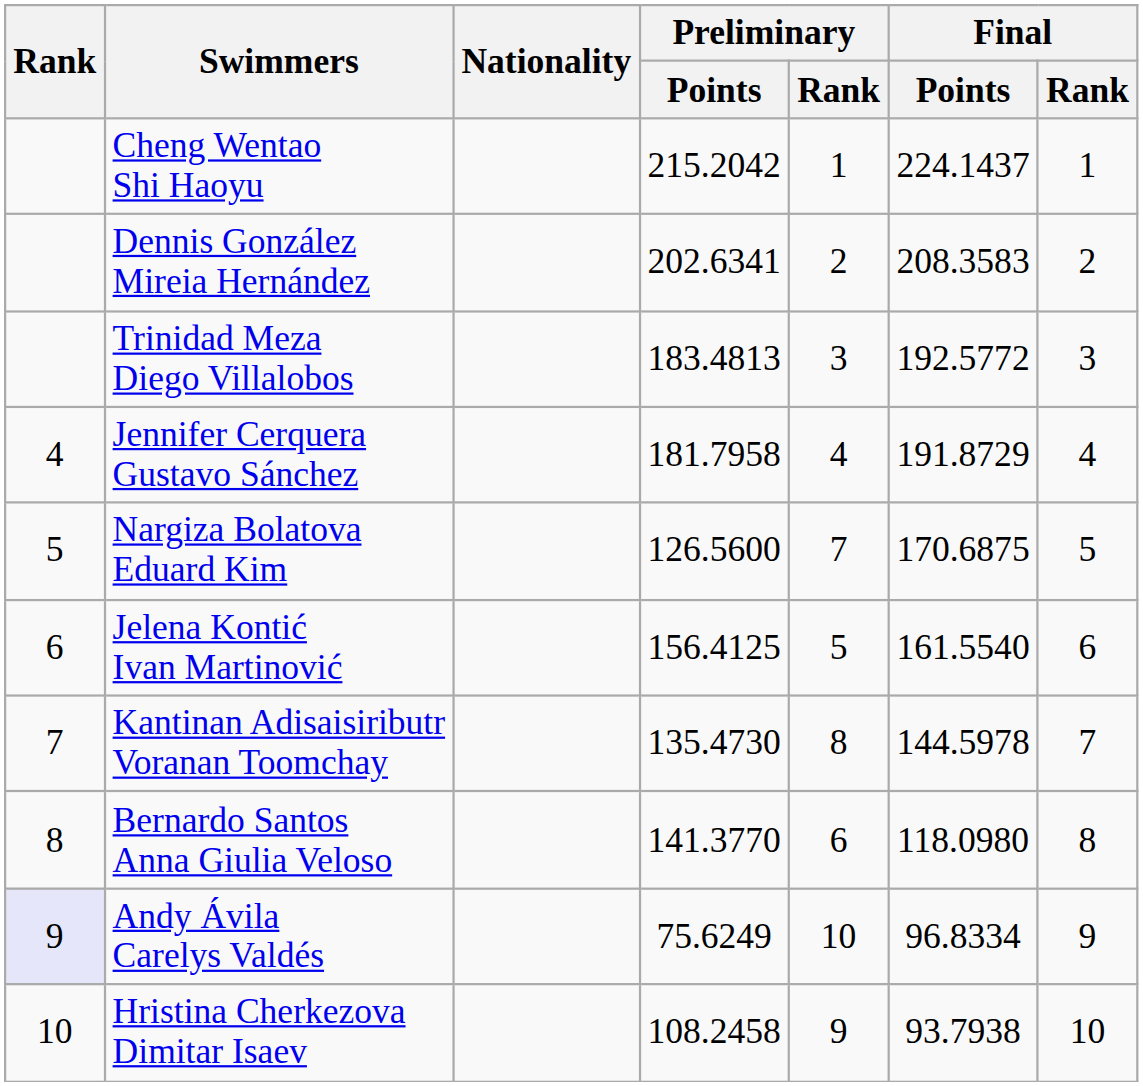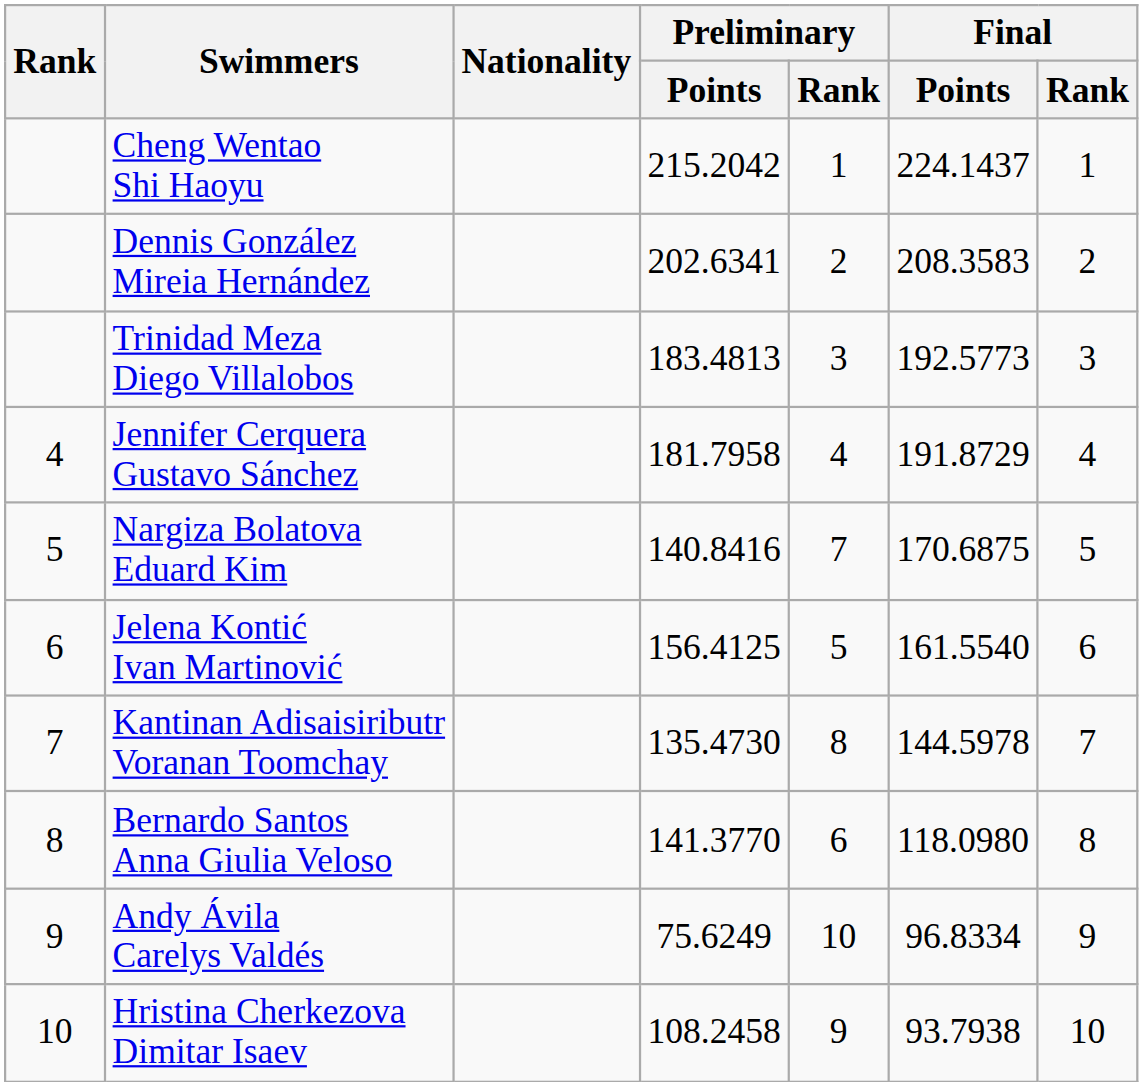(963, 357) 192.5772 -> (963, 357) 192.5773
(714, 550) 126.5600 -> (714, 550) 140.8416
(55, 935) lavender background -> (55, 935) no background
